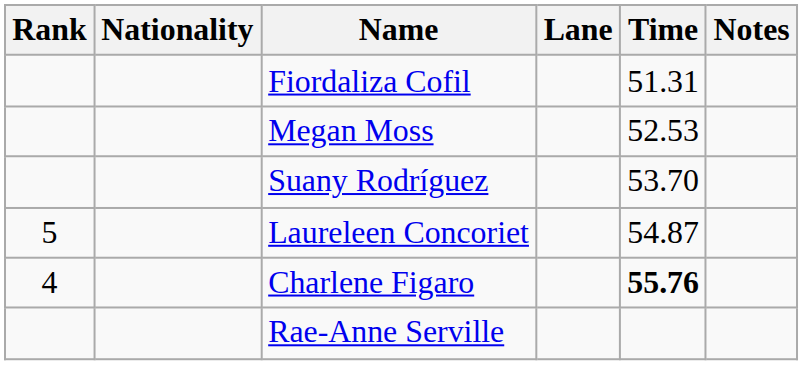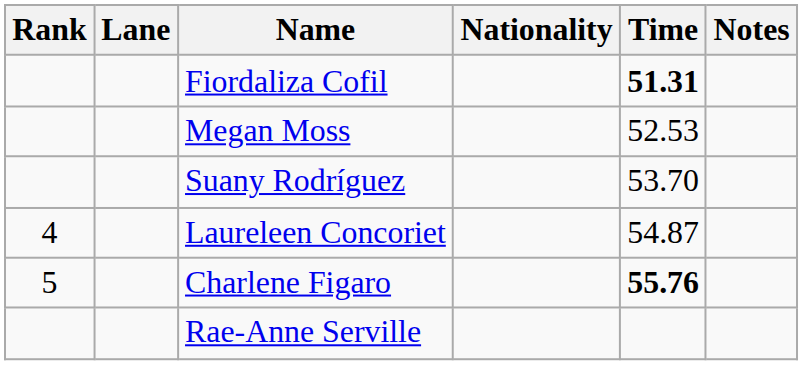columns swapped: (578, 29) <-> (177, 29)
(663, 80) normal -> (663, 80) bold
(49, 231) 5 -> (49, 231) 4
(49, 282) 4 -> (49, 282) 5
